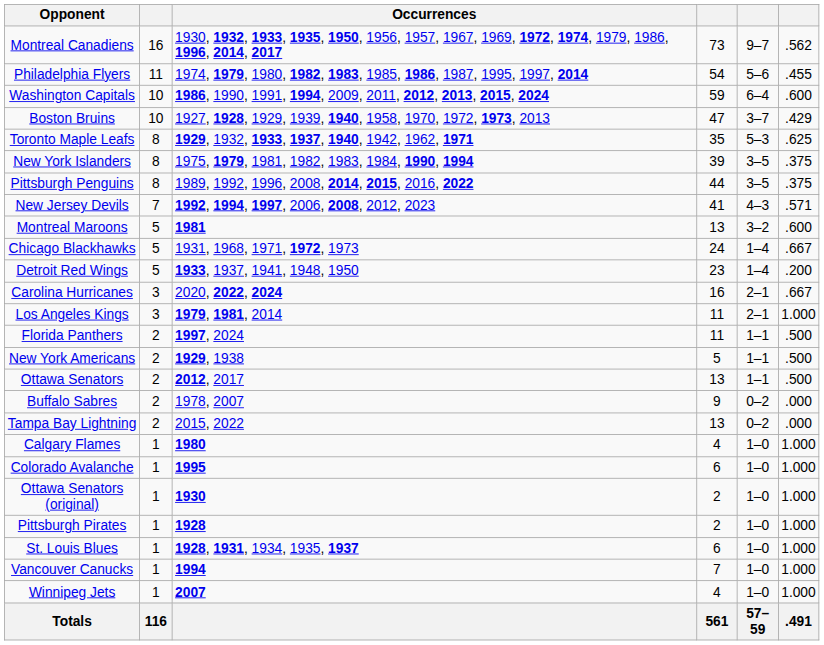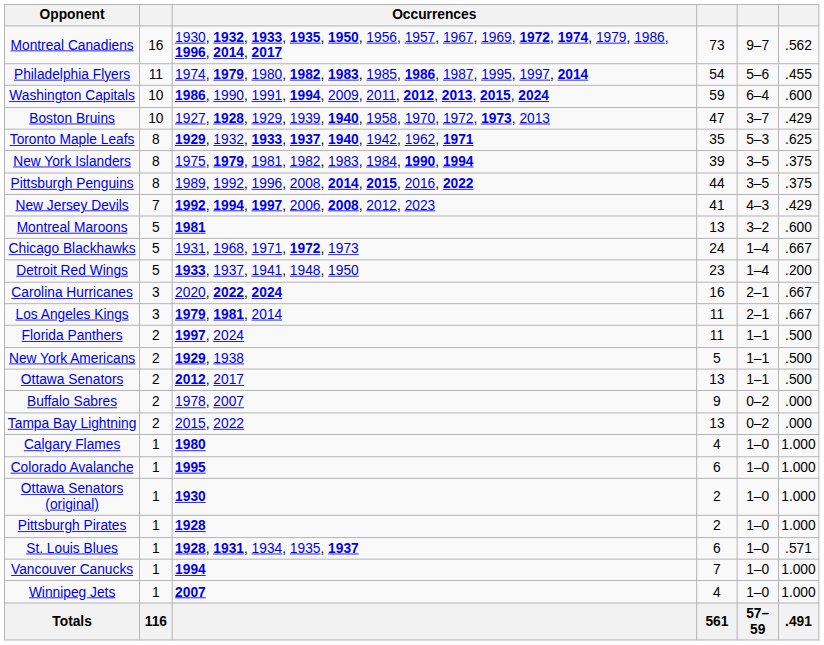(798, 205) .571 -> (798, 205) .429
(798, 314) 1.000 -> (798, 314) .667
(798, 548) 1.000 -> (798, 548) .571
